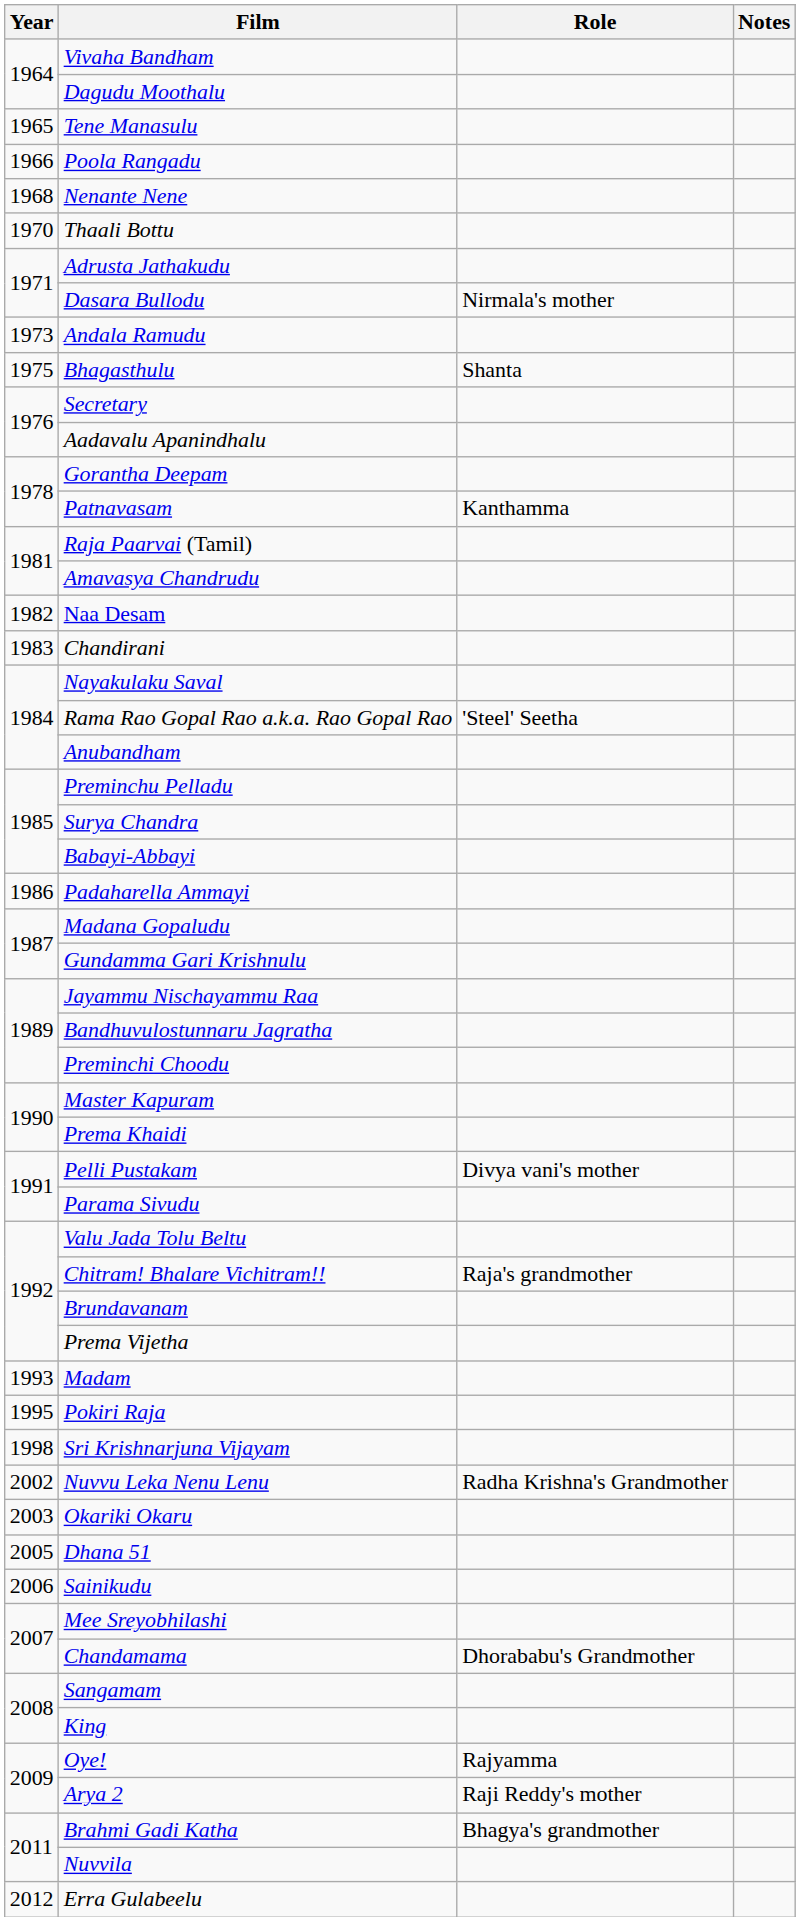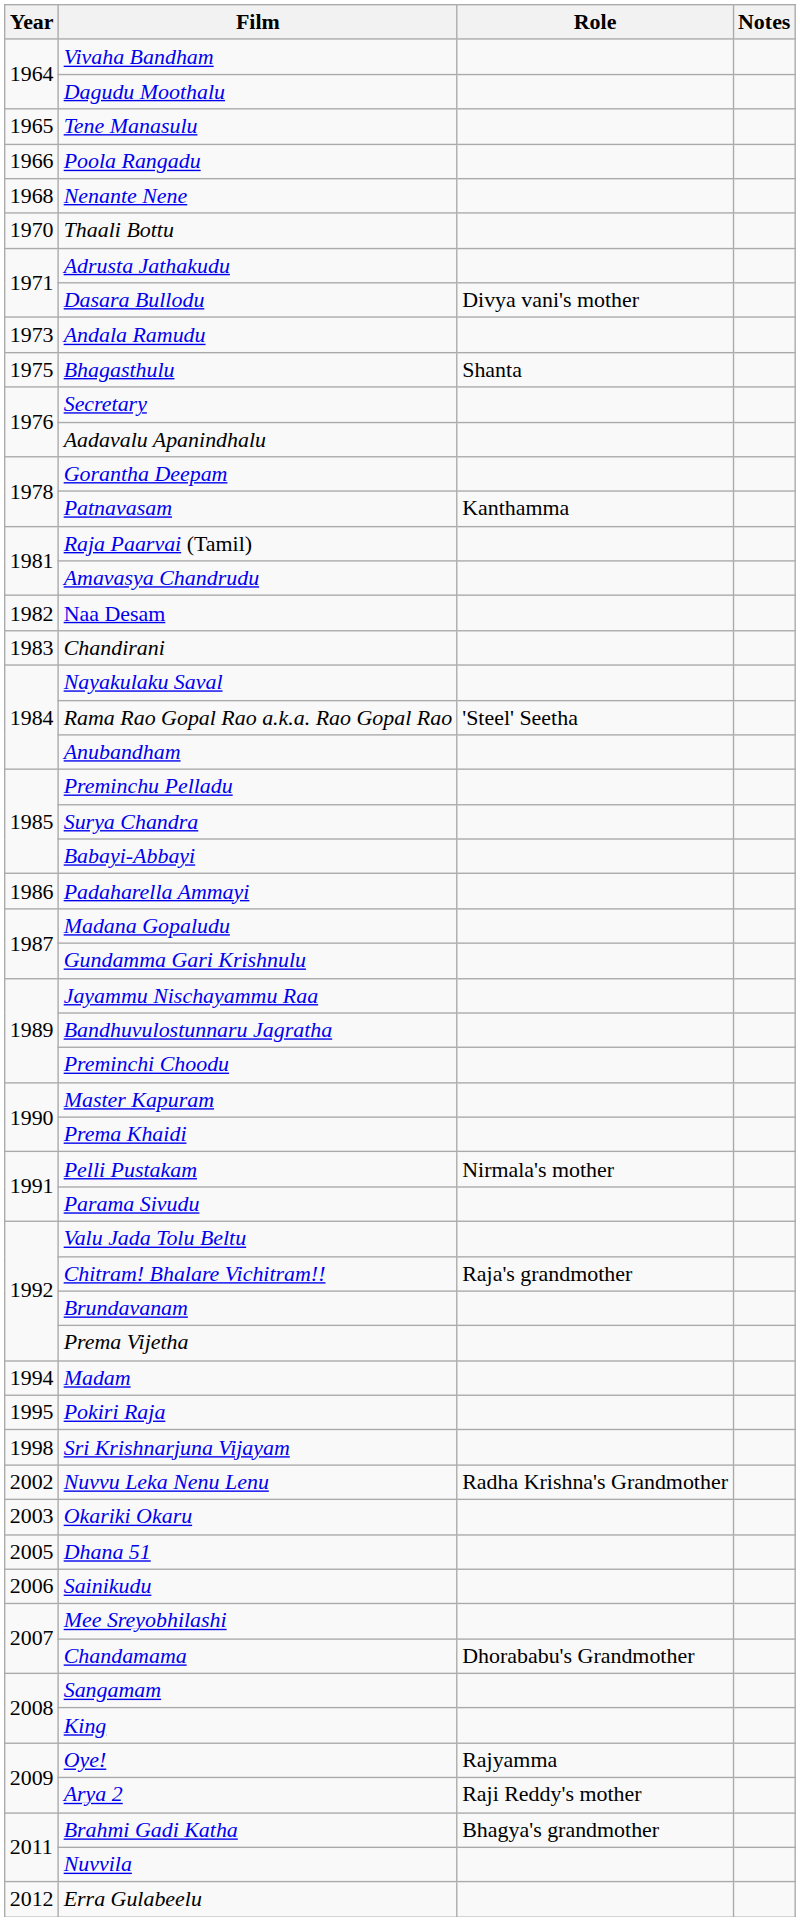(538, 299) Nirmala's mother -> (551, 299) Divya vani's mother
(551, 1169) Divya vani's mother -> (538, 1169) Nirmala's mother
(32, 1377) 1993 -> (32, 1377) 1994
